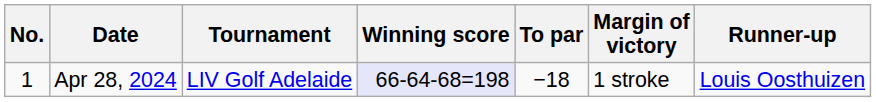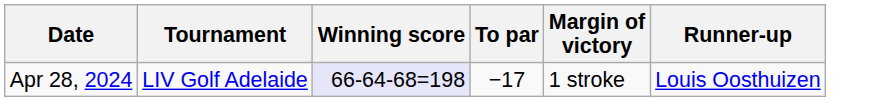- column: (27, 34)
(551, 80) −18 -> (507, 80) −17
